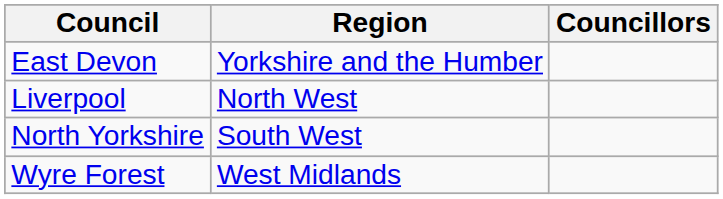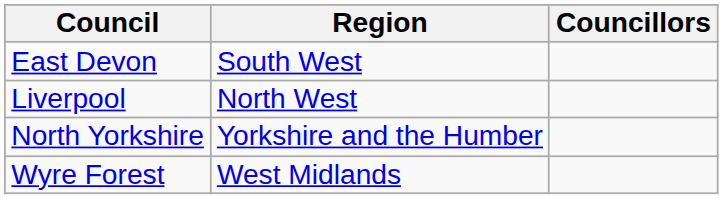(380, 60) Yorkshire and the Humber -> (289, 60) South West
(289, 136) South West -> (380, 136) Yorkshire and the Humber
